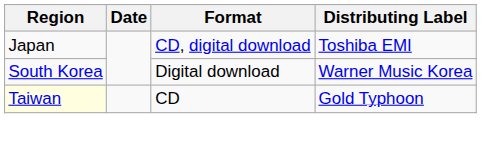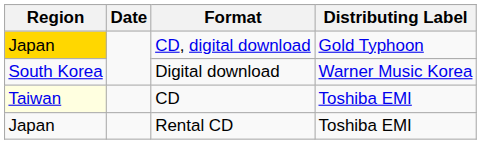(32, 44) no background -> (32, 44) gold background
(365, 44) Toshiba EMI -> (371, 44) Gold Typhoon
(371, 98) Gold Typhoon -> (365, 98) Toshiba EMI
+ row: (194, 125)
